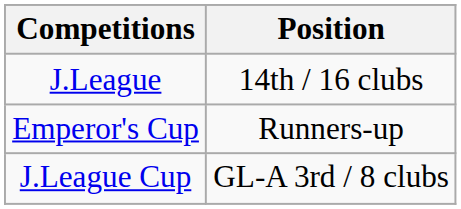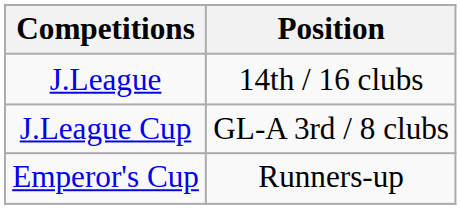rows swapped: (106, 128) <-> (106, 177)
